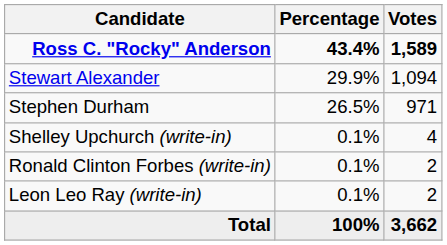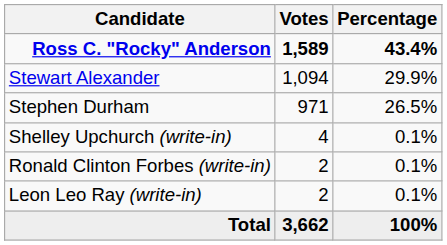columns swapped: (413, 19) <-> (329, 19)
